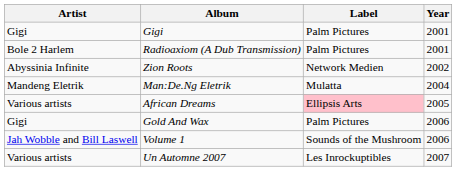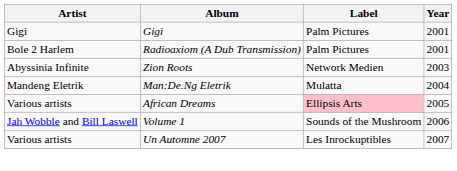(438, 67) 2002 -> (438, 67) 2003
- row: (176, 121)
